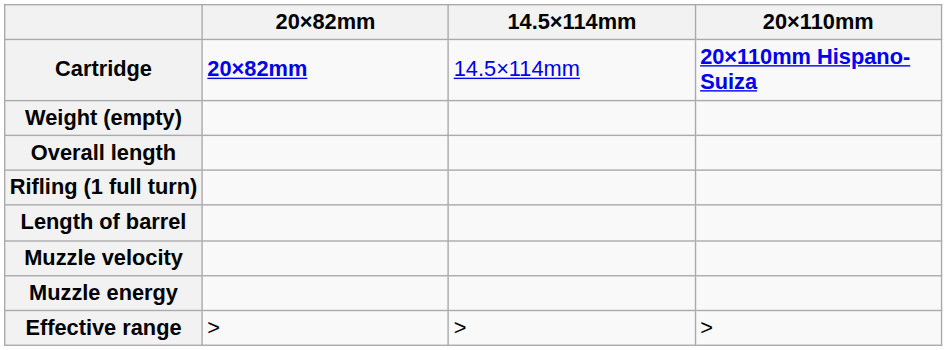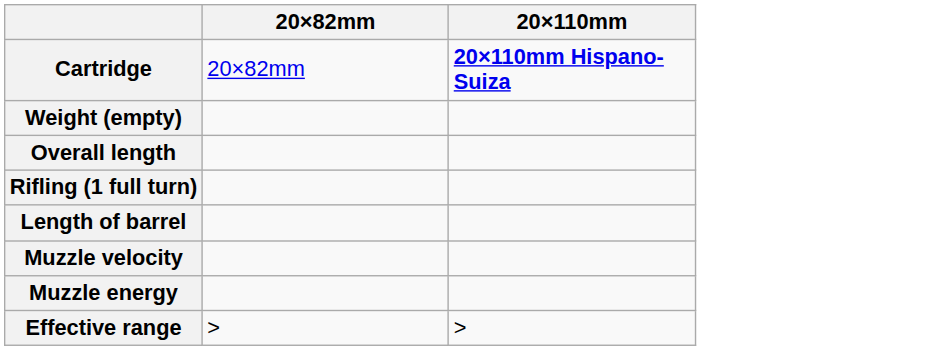- column: (572, 21)
(257, 69) bold -> (256, 69) normal
